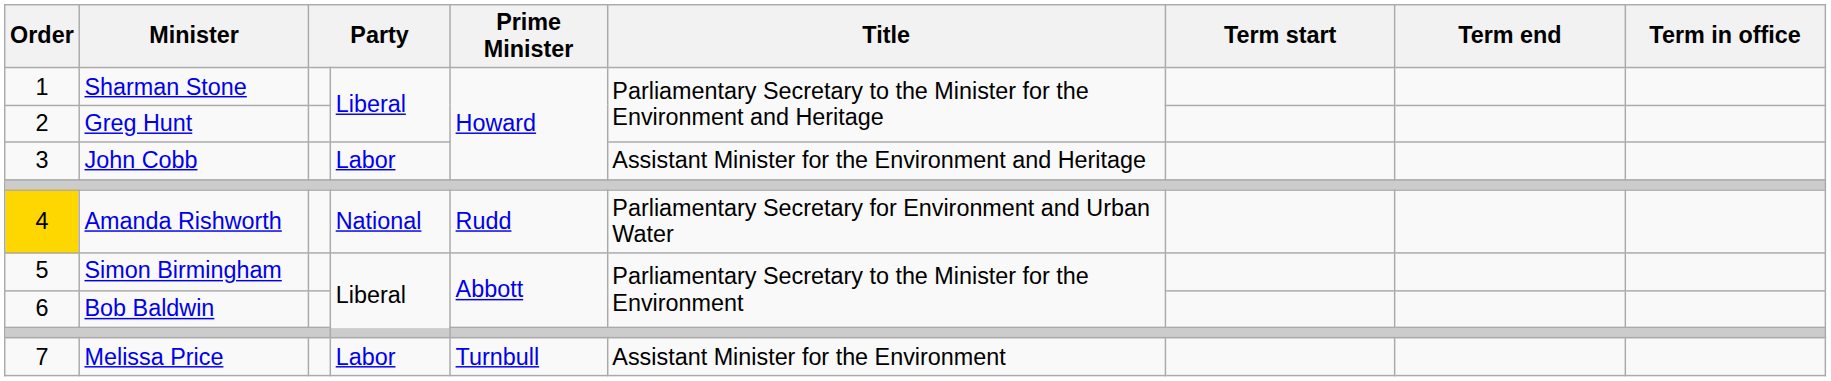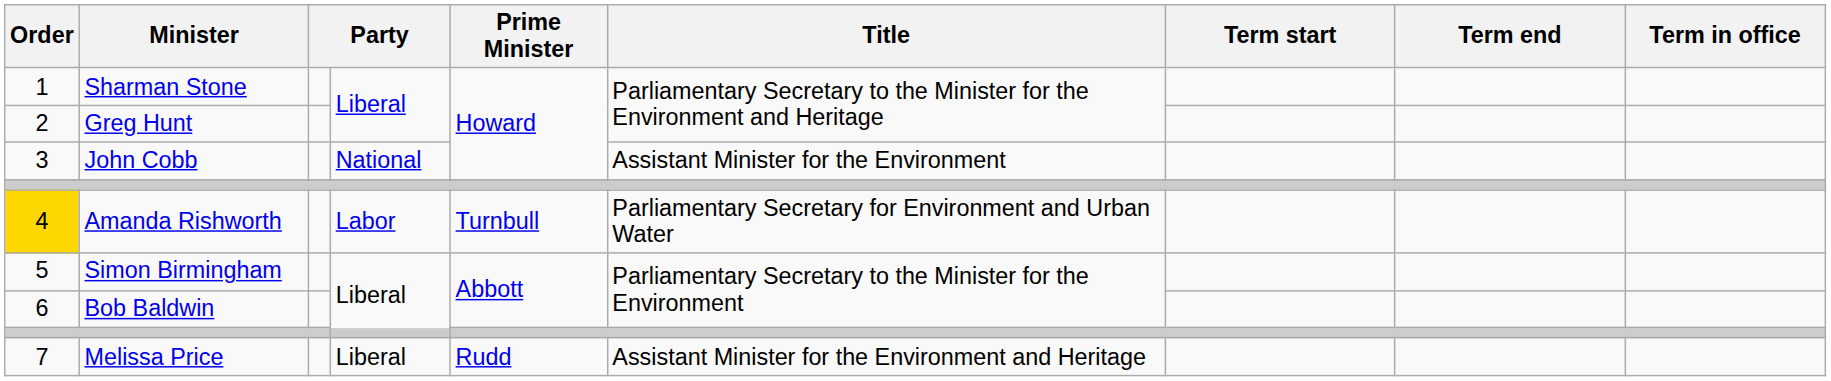(366, 160) Labor -> (379, 160) National
(879, 160) Assistant Minister for the Environment and Heritage -> (809, 160) Assistant Minister for the Environment
(379, 221) National -> (366, 221) Labor
(484, 221) Rudd -> (497, 221) Turnbull
(366, 356) Labor -> (371, 356) Liberal
(497, 356) Turnbull -> (484, 356) Rudd
(809, 356) Assistant Minister for the Environment -> (879, 356) Assistant Minister for the Environment and Heritage
